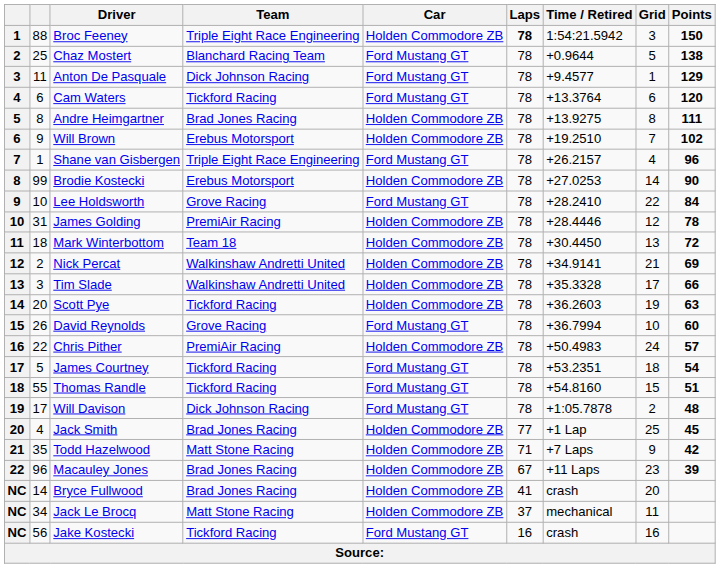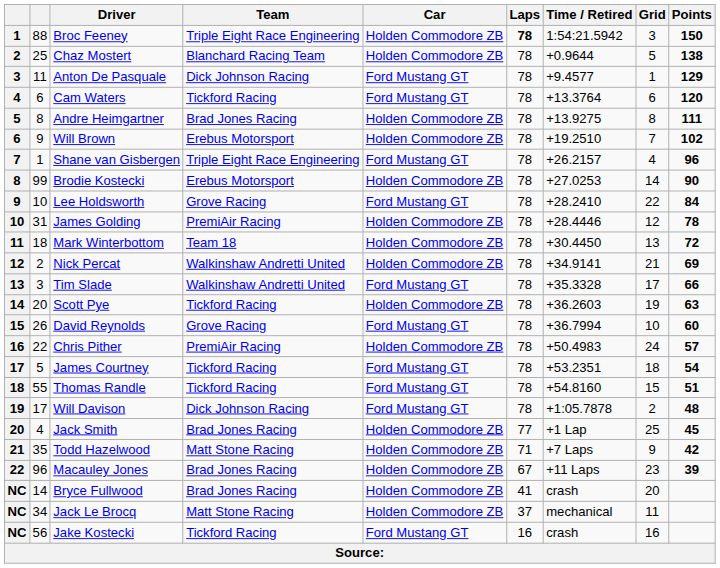(417, 57) Ford Mustang GT -> (435, 57) Holden Commodore ZB
(435, 284) Holden Commodore ZB -> (417, 284) Ford Mustang GT
